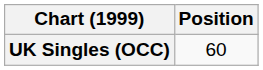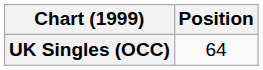(216, 49) 60 -> (216, 49) 64
